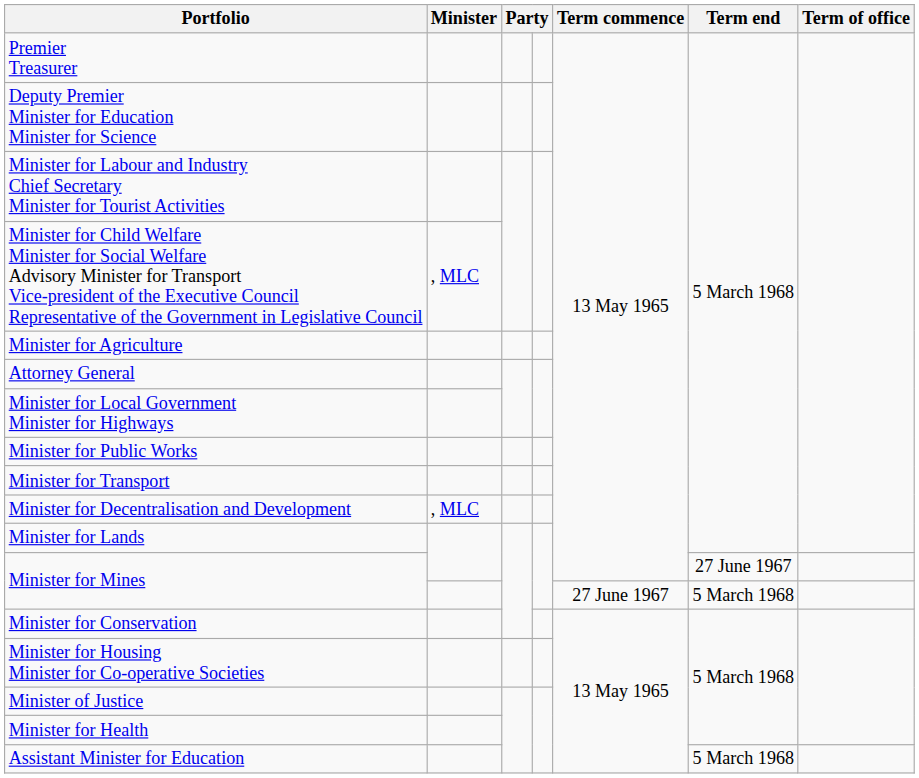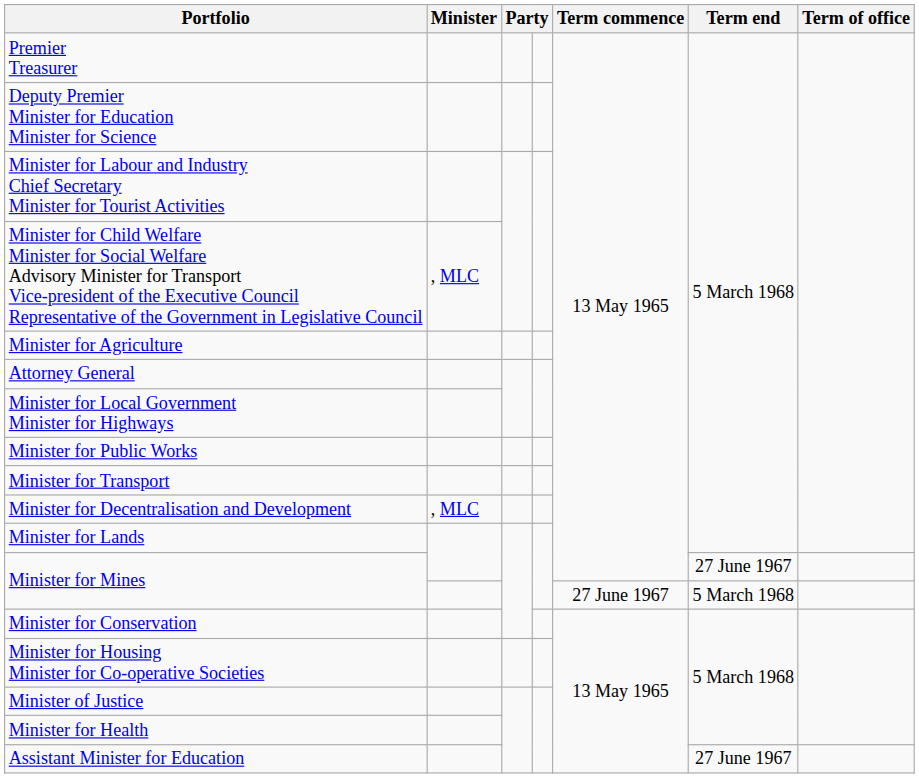(743, 758) 5 March 1968 -> (743, 758) 27 June 1967
